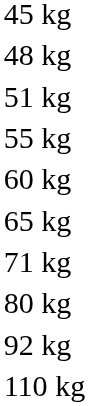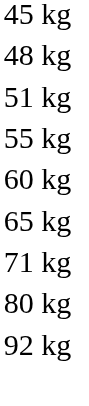- row: (44, 386)
